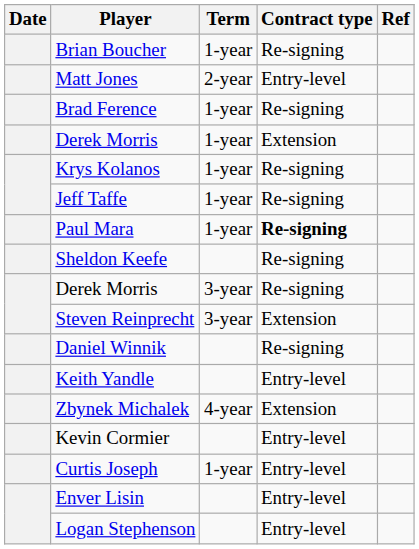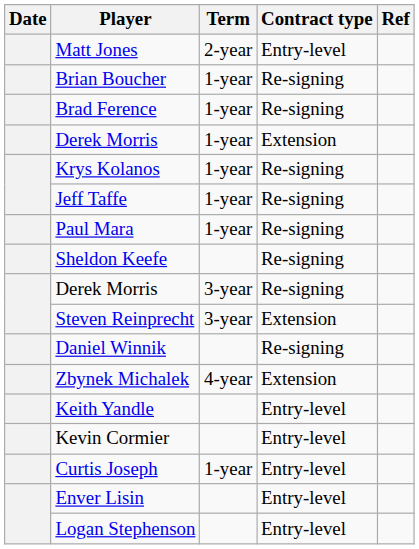rows swapped: (111, 49) <-> (97, 79)
(304, 229) bold -> (302, 229) normal
rows swapped: (122, 408) <-> (105, 378)
